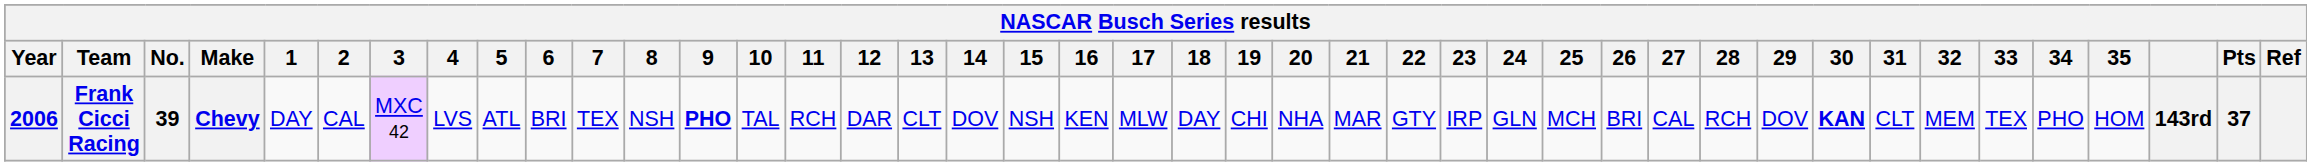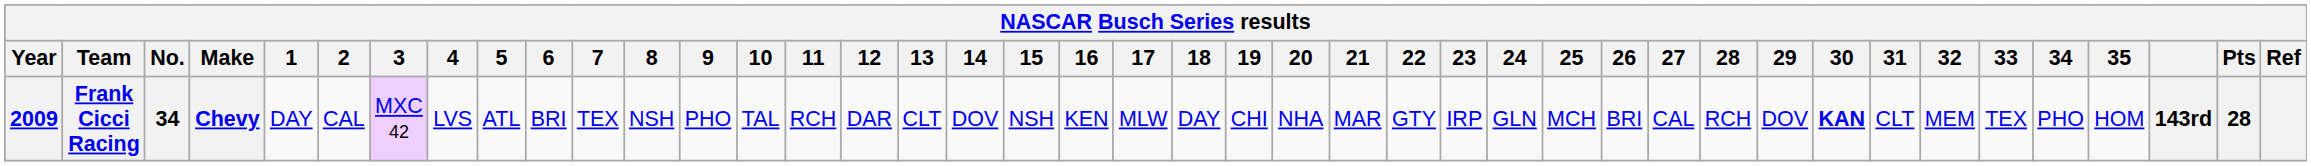(34, 118) 2006 -> (34, 118) 2009
(167, 118) 39 -> (167, 118) 34
(708, 118) bold -> (708, 118) normal
(2239, 118) 37 -> (2239, 118) 28
